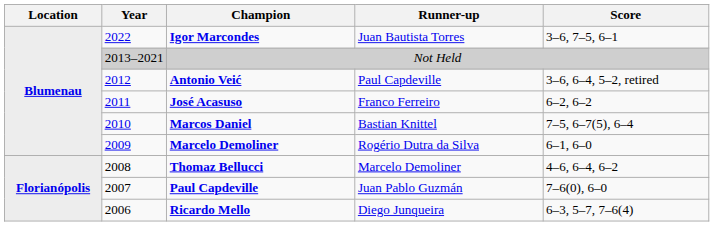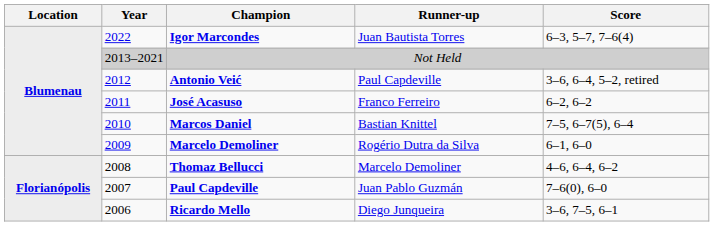(582, 37) 3–6, 7–5, 6–1 -> (590, 37) 6–3, 5–7, 7–6(4)
(590, 210) 6–3, 5–7, 7–6(4) -> (582, 210) 3–6, 7–5, 6–1
